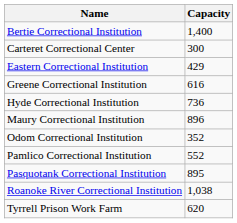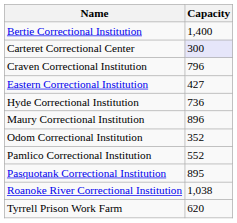(196, 48) no background -> (196, 48) lavender background
+ row: (77, 66)
(196, 66) 429 -> (196, 84) 427
- row: (77, 84)
